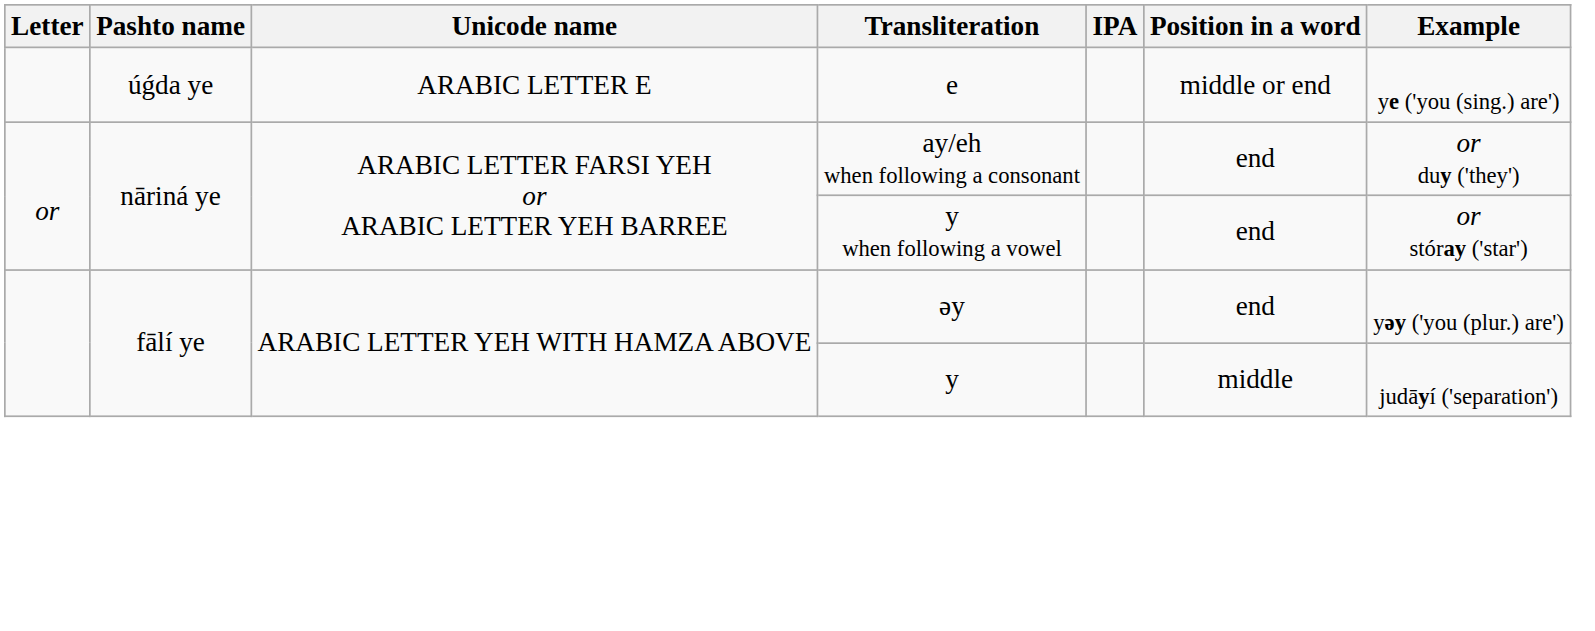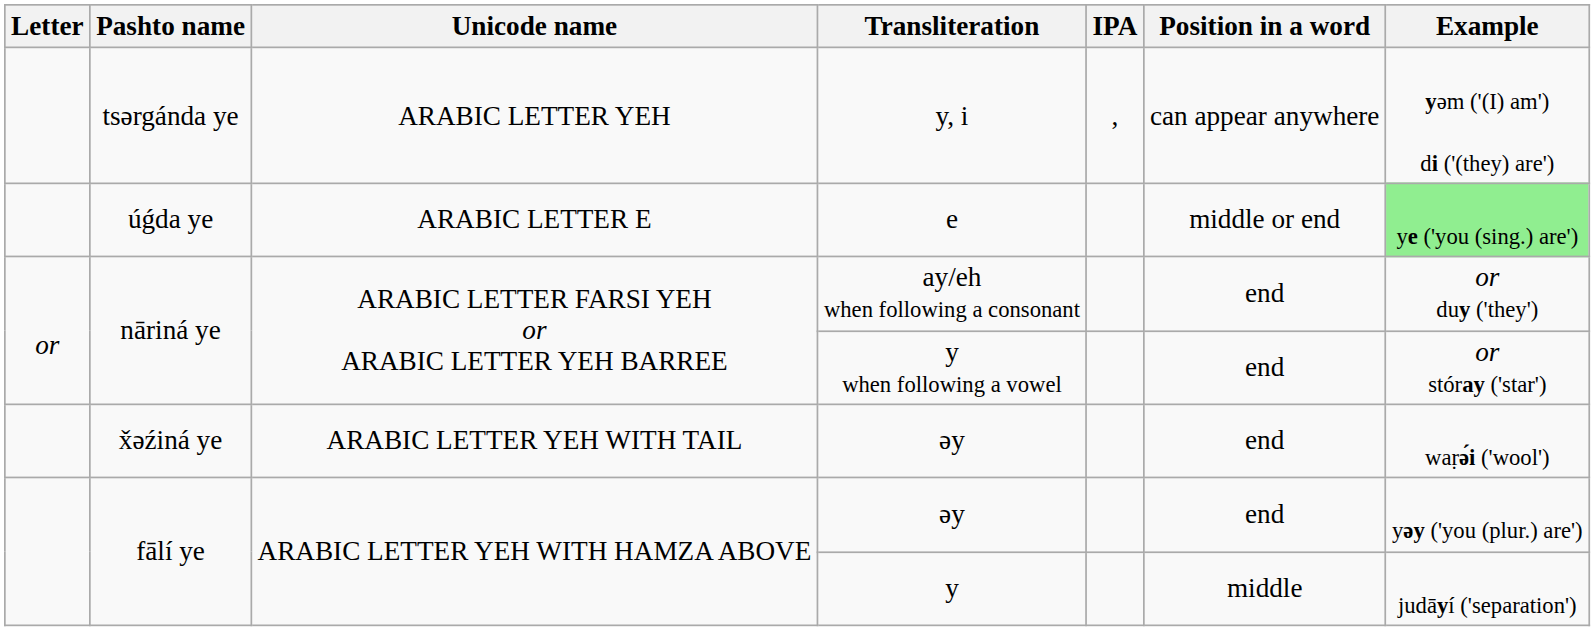+ row: (171, 115)
(1469, 101) no background -> (1487, 236) lightgreen background
+ row: (171, 440)
